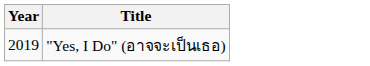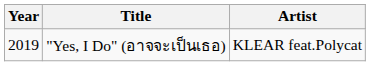+ column: (297, 16)
